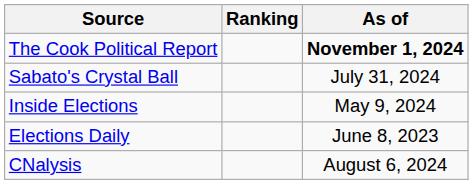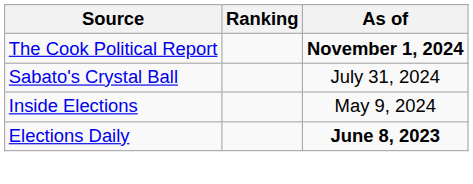(385, 135) normal -> (385, 135) bold
- row: (45, 164)
